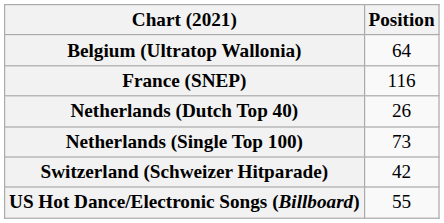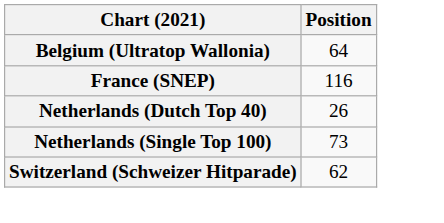(402, 171) 42 -> (339, 171) 62
- row: (184, 202)
